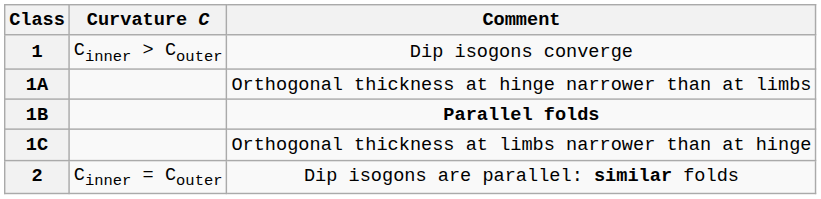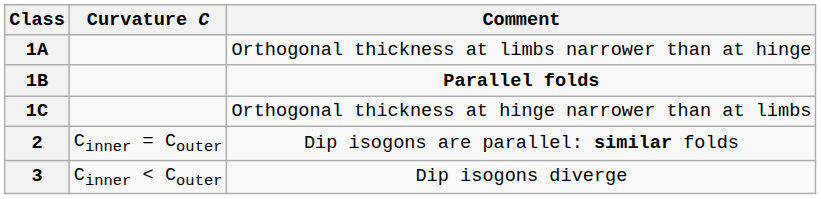- row: (37, 52)
(521, 84) Orthogonal thickness at hinge narrower than at limbs -> (521, 50) Orthogonal thickness at limbs narrower than at hinge
(521, 145) Orthogonal thickness at limbs narrower than at hinge -> (521, 111) Orthogonal thickness at hinge narrower than at limbs
+ row: (37, 177)
